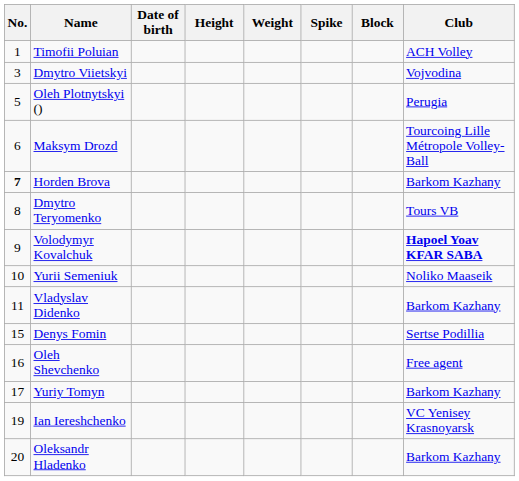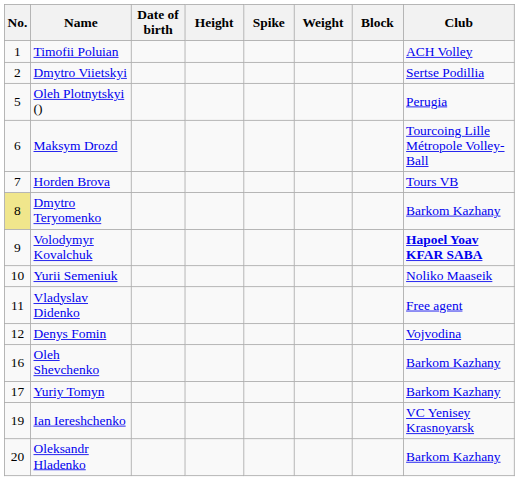columns swapped: (272, 22) <-> (327, 22)
(17, 72) 3 -> (17, 72) 2
(434, 72) Vojvodina -> (445, 72) Sertse Podillia
(17, 182) bold -> (17, 182) normal
(453, 182) Barkom Kazhany -> (432, 182) Tours VB
(17, 211) no background -> (17, 211) khaki background
(432, 211) Tours VB -> (453, 211) Barkom Kazhany
(453, 305) Barkom Kazhany -> (434, 305) Free agent
(17, 334) 15 -> (17, 334) 12
(445, 334) Sertse Podillia -> (434, 334) Vojvodina
(434, 363) Free agent -> (453, 363) Barkom Kazhany
